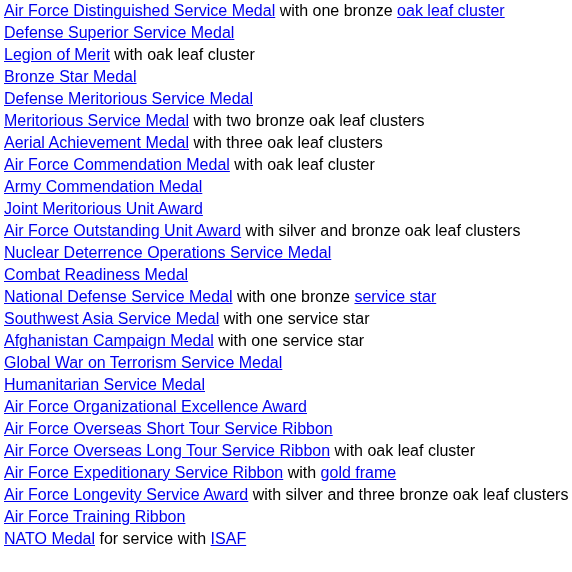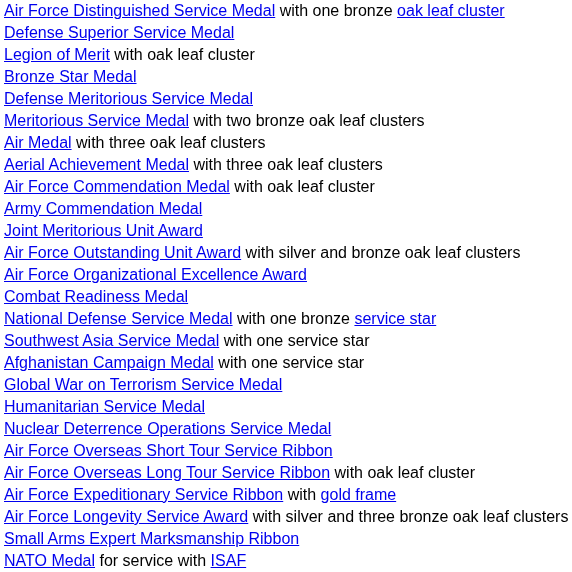+ row: (135, 142)
rows swapped: (155, 406) <-> (168, 252)
+ row: (152, 538)
- row: (95, 516)
